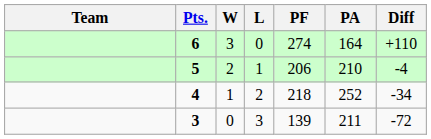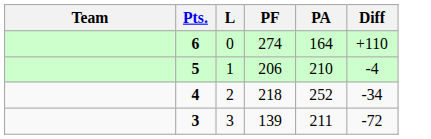- column: (230, 17)
